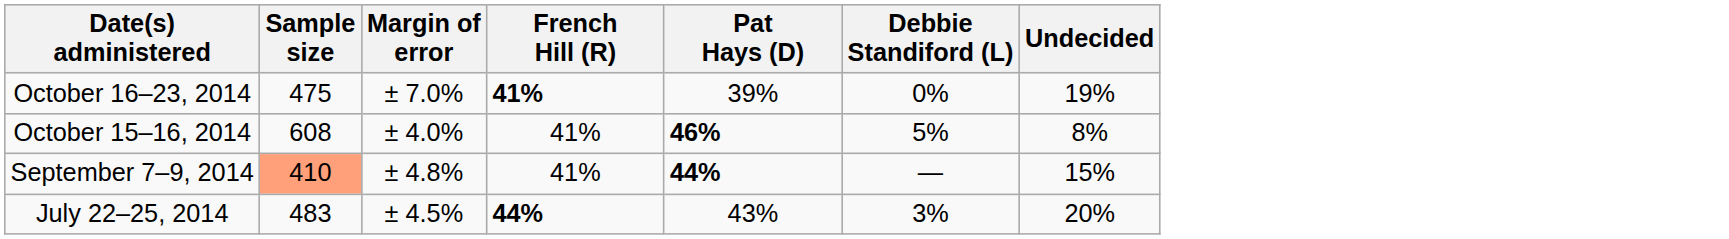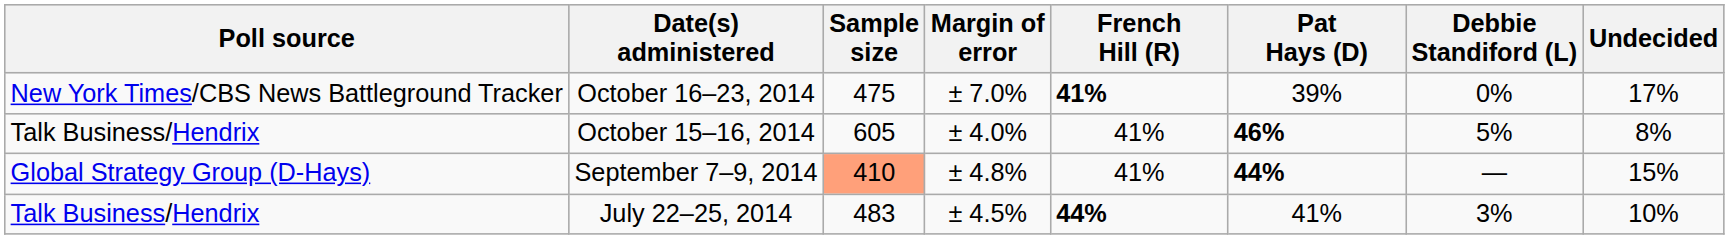+ column: (287, 38)
(1090, 93) 19% -> (1654, 93) 17%
(310, 133) 608 -> (874, 133) 605
(753, 213) 43% -> (1317, 213) 41%
(1090, 213) 20% -> (1654, 213) 10%
